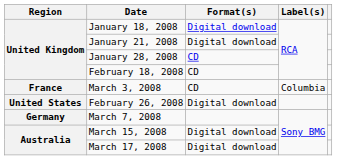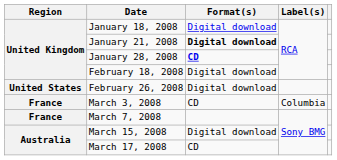(232, 42) normal -> (232, 42) bold
(193, 57) normal -> (193, 57) bold
(193, 72) CD -> (232, 72) Digital download
rows swapped: (136, 102) <-> (125, 87)
(45, 117) Germany -> (45, 117) France
(232, 147) Digital download -> (193, 147) CD
